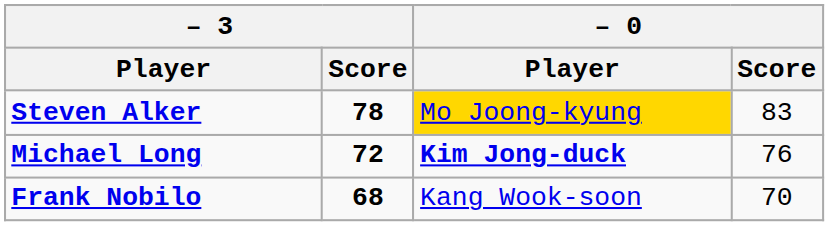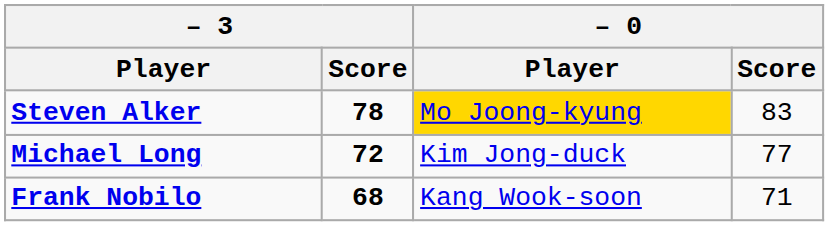(523, 156) bold -> (523, 156) normal
(777, 156) 76 -> (777, 156) 77
(777, 199) 70 -> (777, 199) 71
